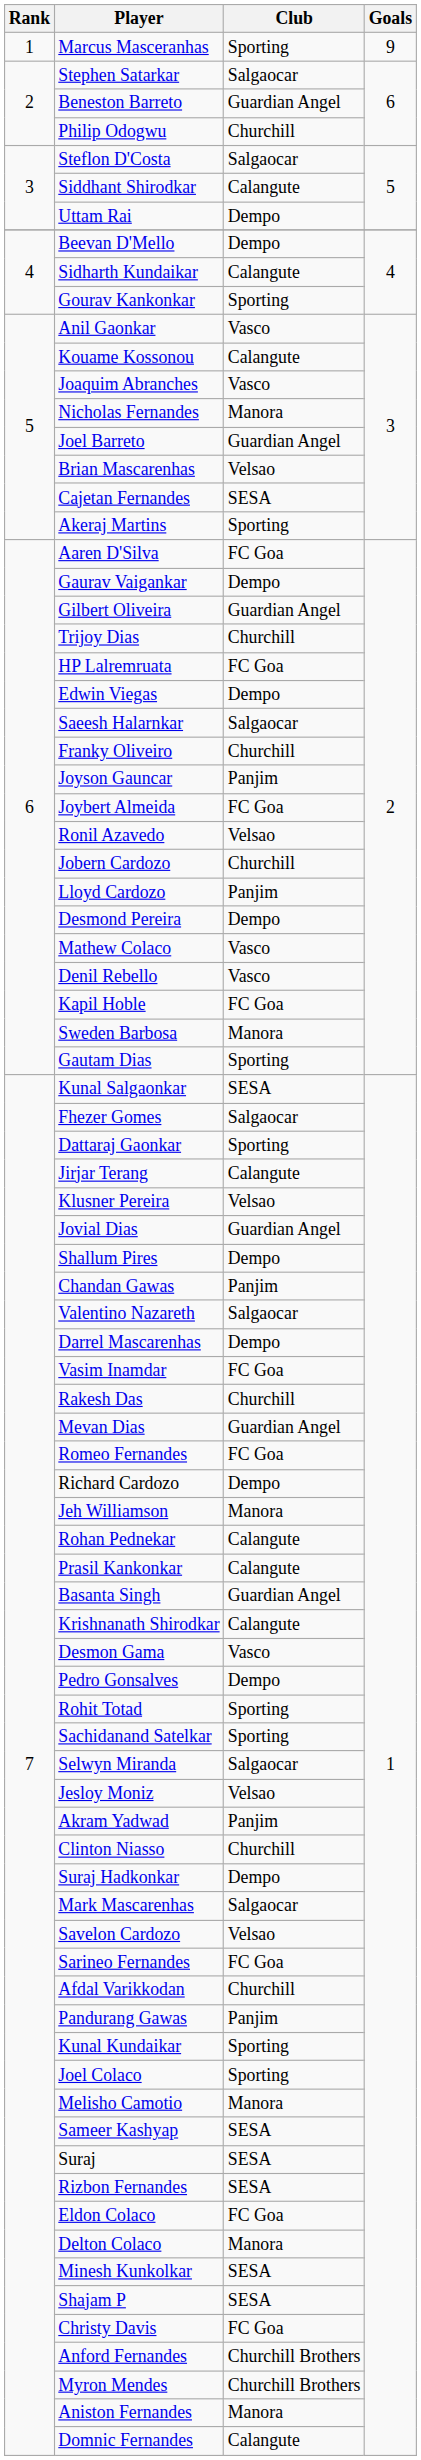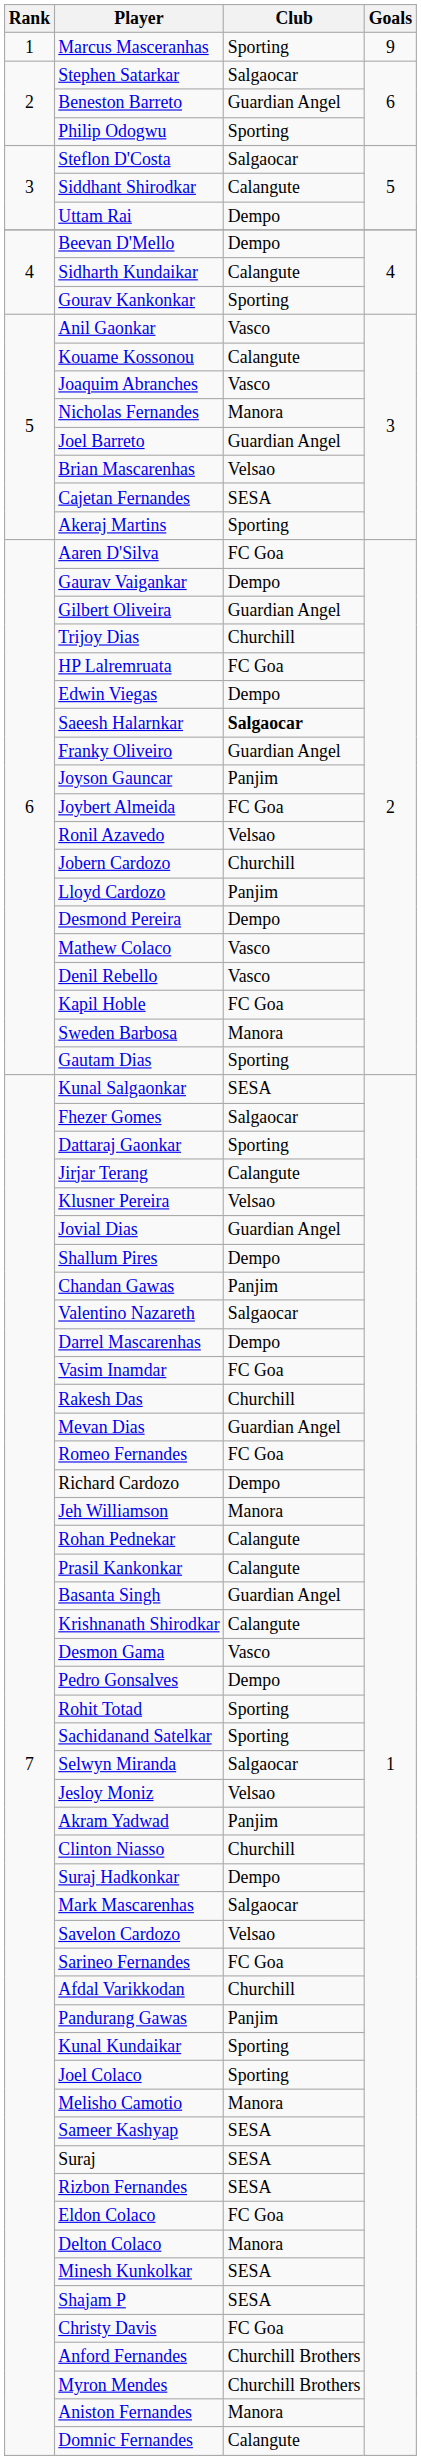(261, 131) Churchill -> (258, 131) Sporting
(263, 722) normal -> (265, 722) bold
(261, 750) Churchill -> (284, 750) Guardian Angel
